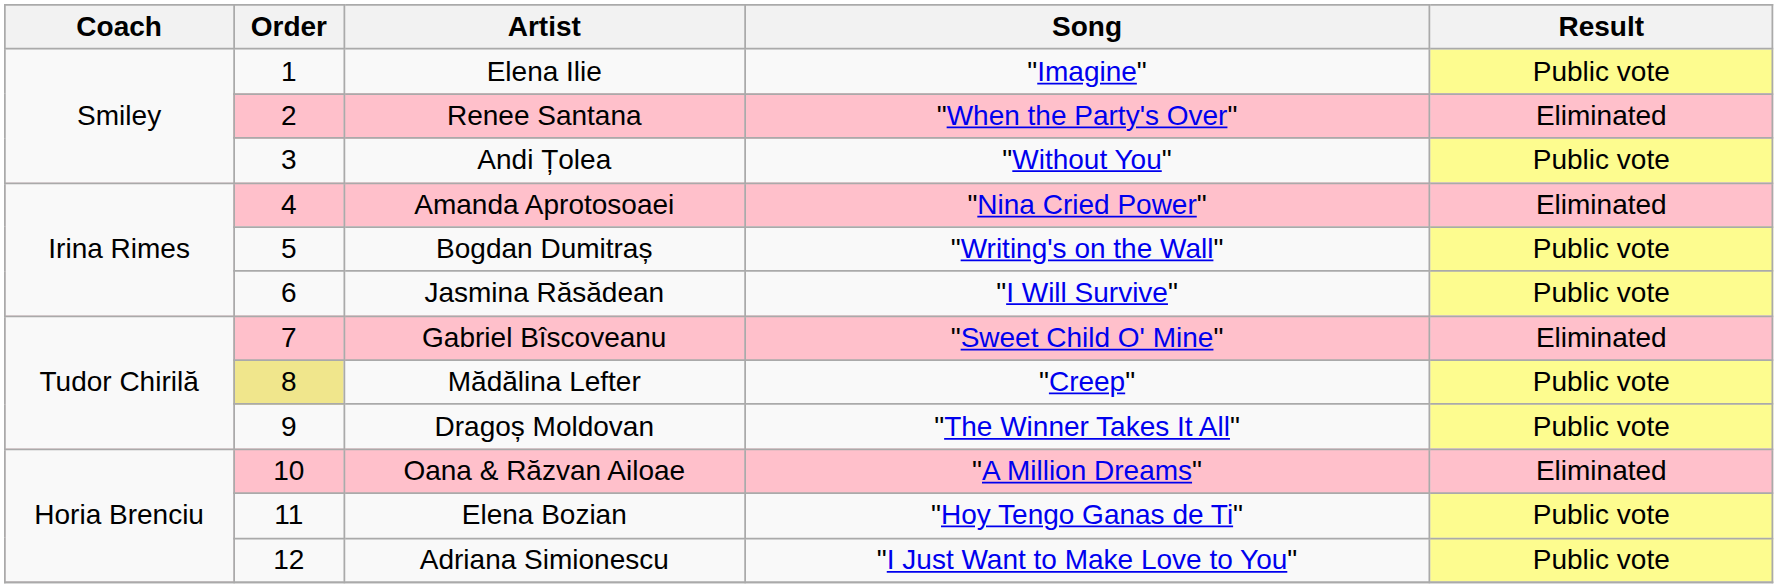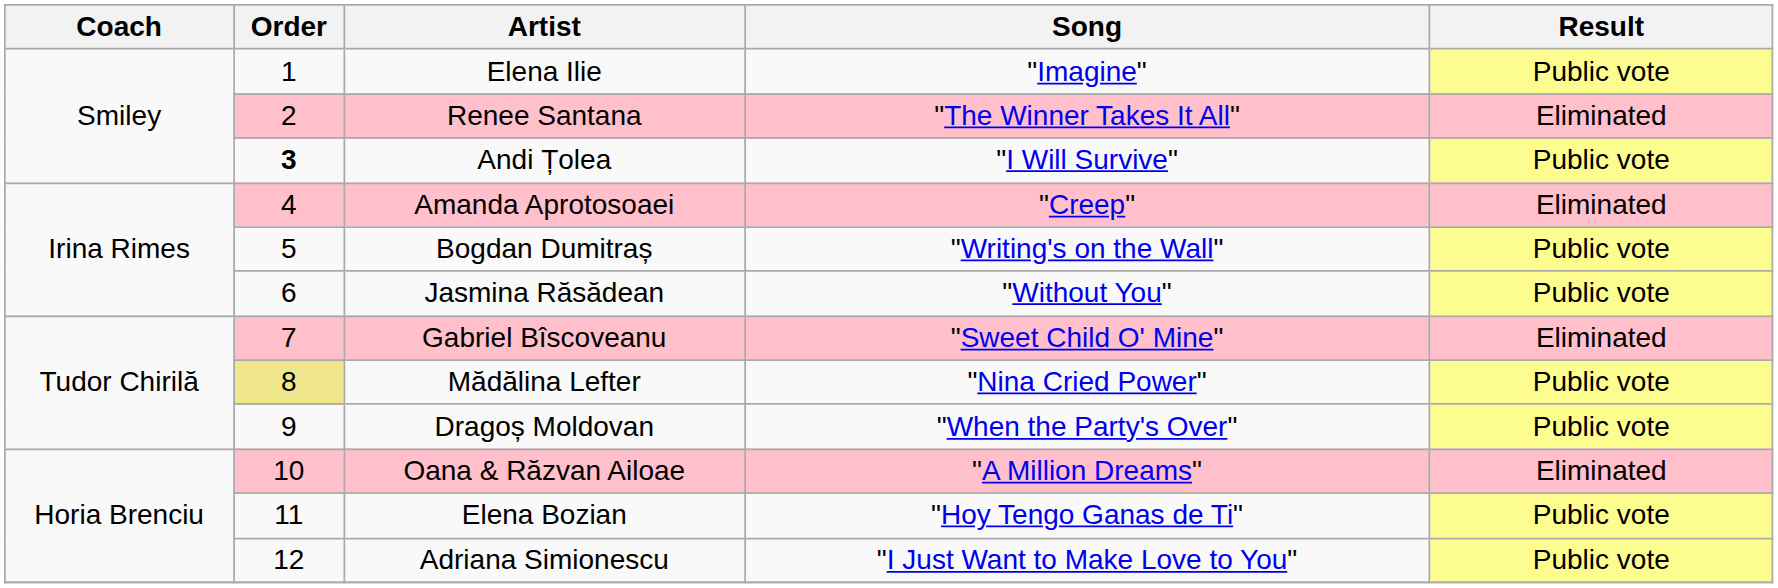(1087, 115) "When the Party's Over" -> (1087, 115) "The Winner Takes It All"
(289, 159) normal -> (289, 159) bold
(1087, 159) "Without You" -> (1087, 159) "I Will Survive"
(1087, 204) "Nina Cried Power" -> (1087, 204) "Creep"
(1087, 293) "I Will Survive" -> (1087, 293) "Without You"
(1087, 381) "Creep" -> (1087, 381) "Nina Cried Power"
(1087, 426) "The Winner Takes It All" -> (1087, 426) "When the Party's Over"
